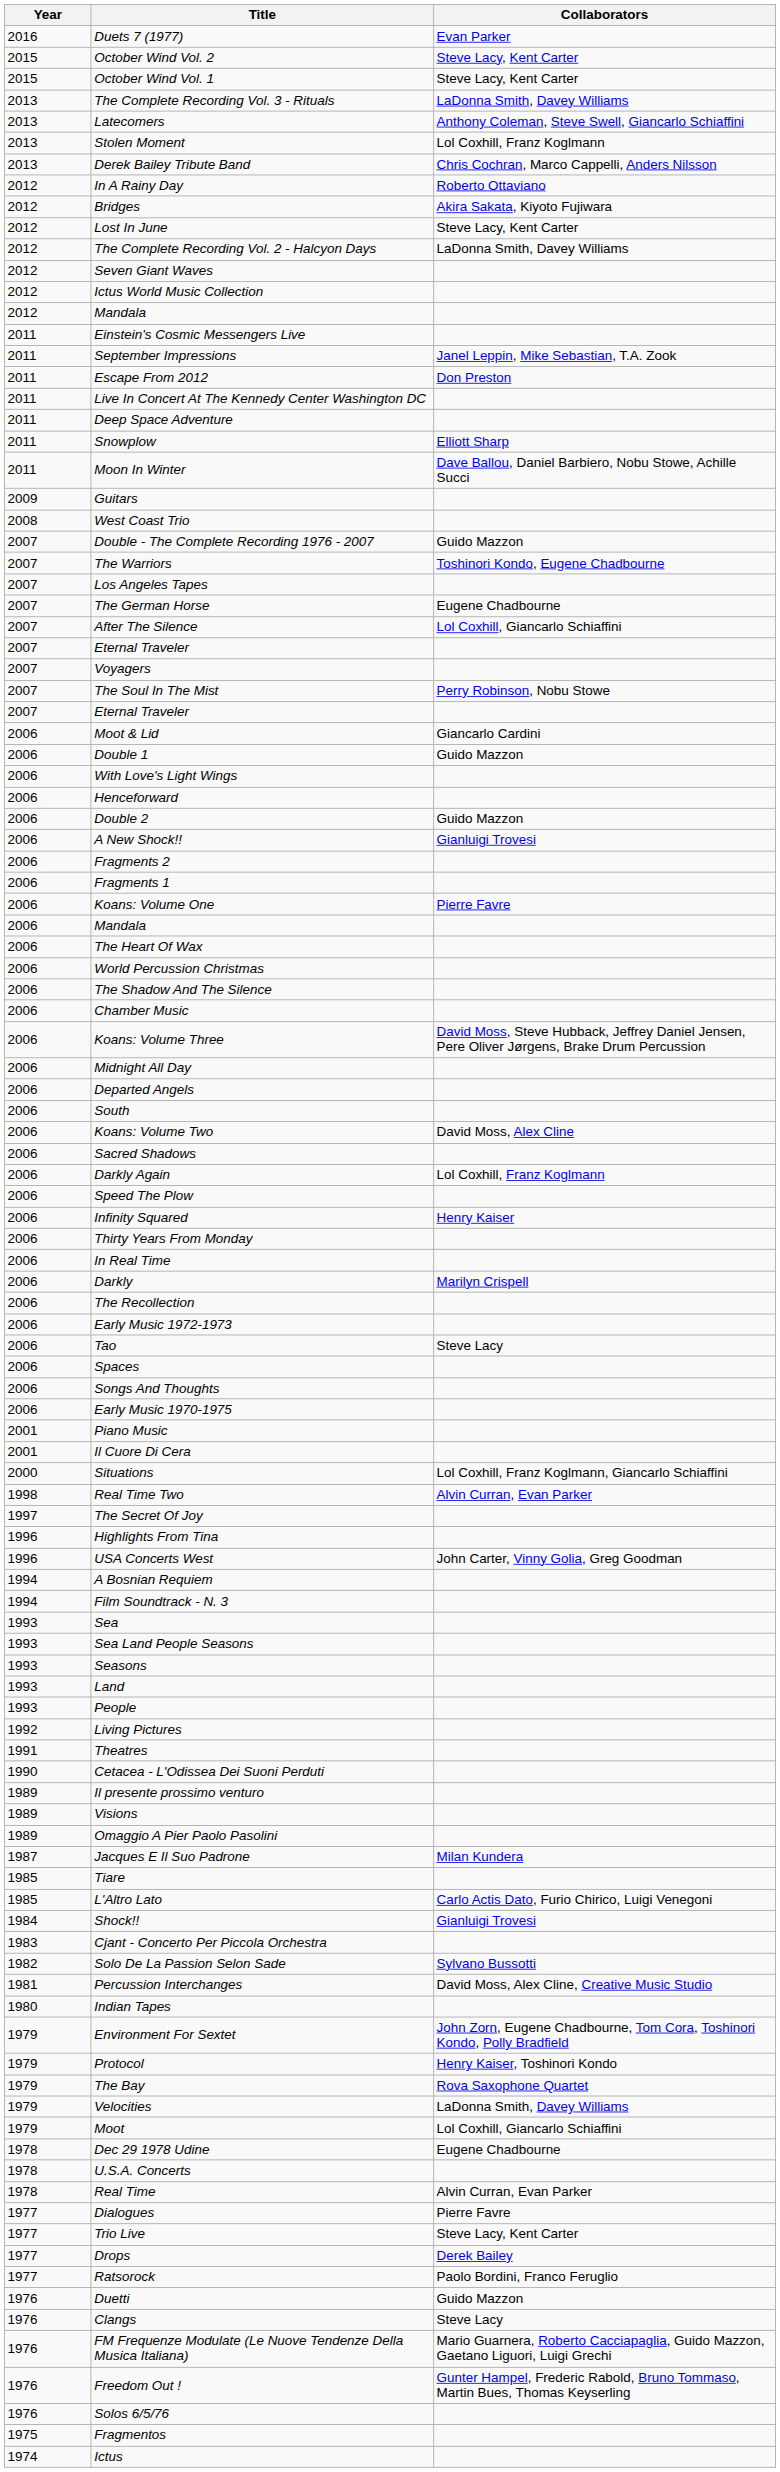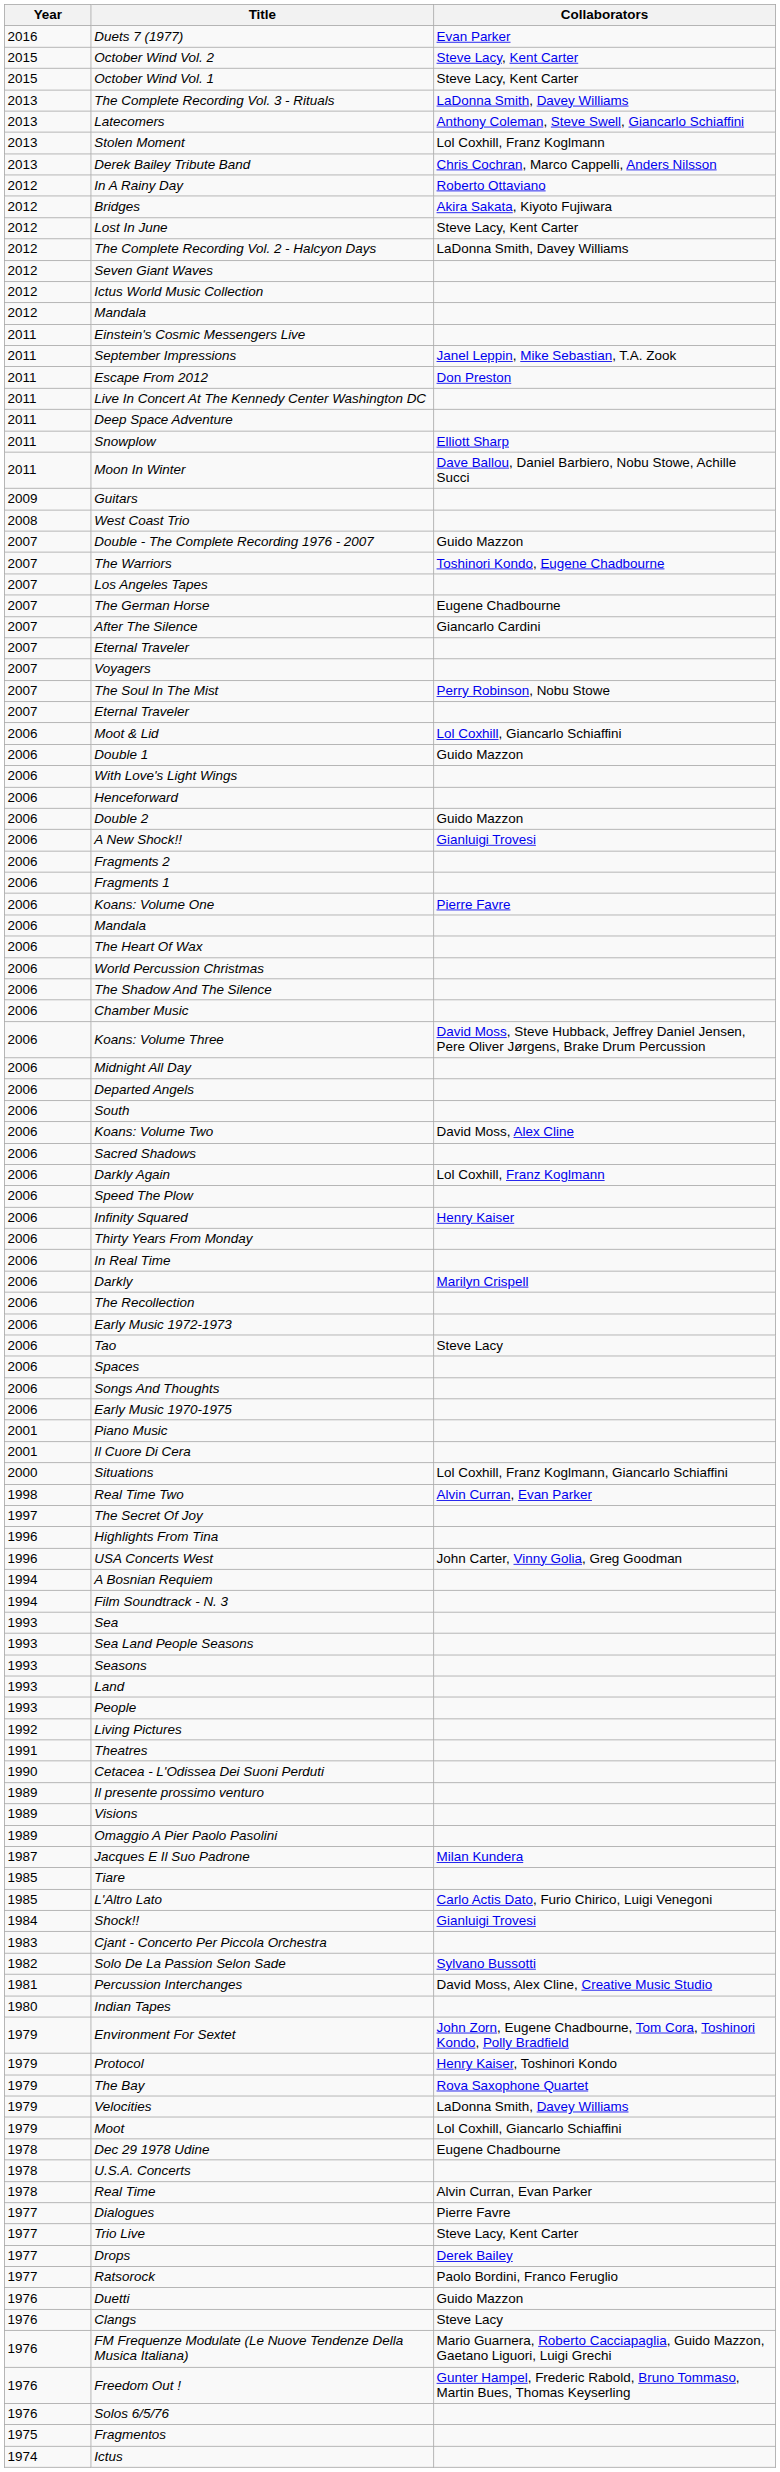(529, 627) Lol Coxhill, Giancarlo Schiaffini -> (488, 627) Giancarlo Cardini
(488, 733) Giancarlo Cardini -> (529, 733) Lol Coxhill, Giancarlo Schiaffini
